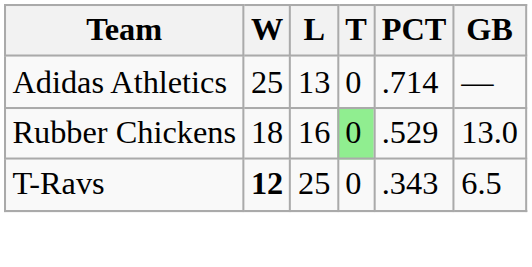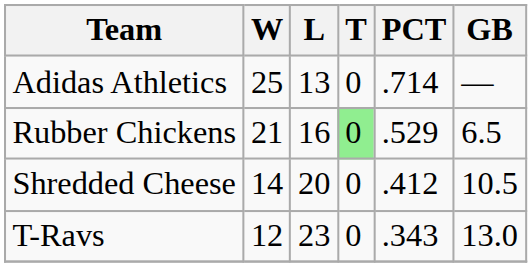(267, 132) 18 -> (267, 132) 21
(490, 132) 13.0 -> (482, 132) 6.5
+ row: (124, 183)
(267, 183) bold -> (267, 235) normal
(314, 183) 25 -> (314, 235) 23
(482, 183) 6.5 -> (490, 235) 13.0
